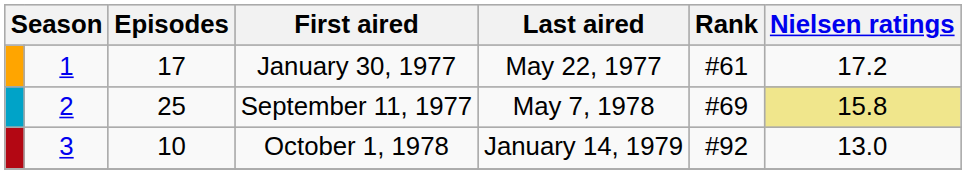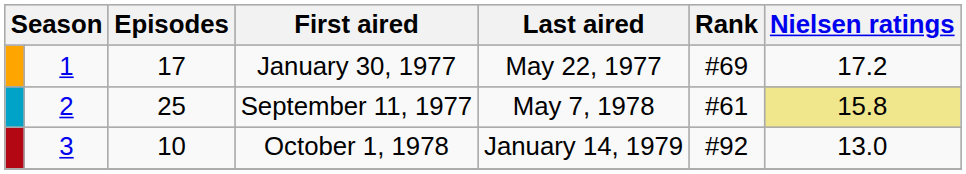(727, 65) #61 -> (727, 65) #69
(727, 106) #69 -> (727, 106) #61
